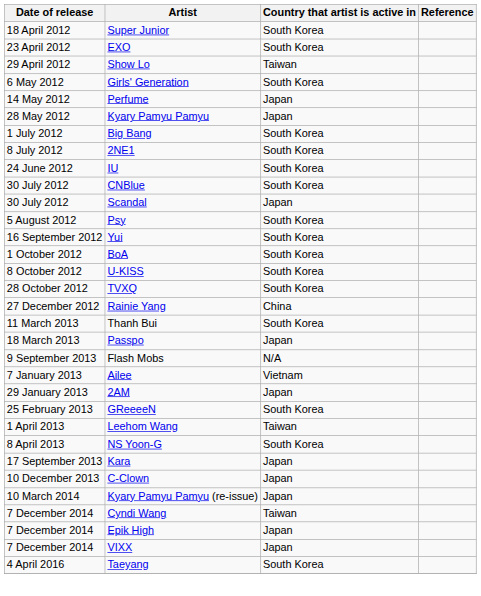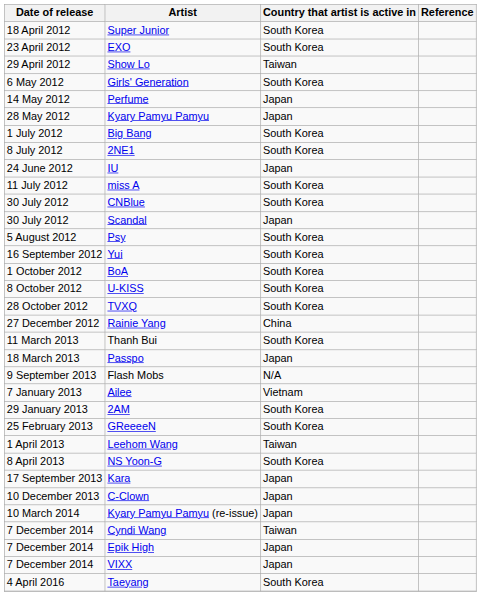(293, 168) South Korea -> (278, 168) Japan
+ row: (123, 185)
(278, 392) Japan -> (293, 409) South Korea
